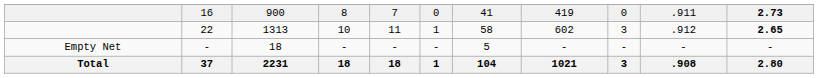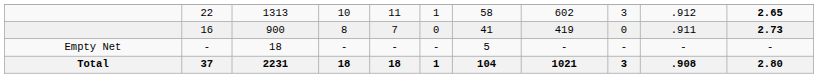rows swapped: (207, 30) <-> (207, 13)
